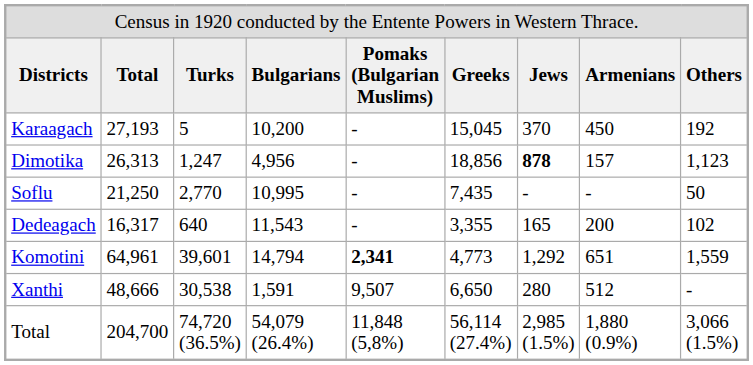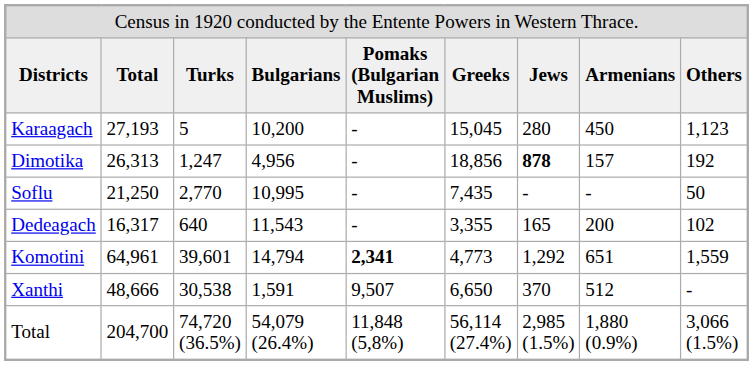(537, 128) 370 -> (537, 128) 280
(700, 128) 192 -> (707, 128) 1,123
(707, 160) 1,123 -> (700, 160) 192
(537, 289) 280 -> (537, 289) 370
